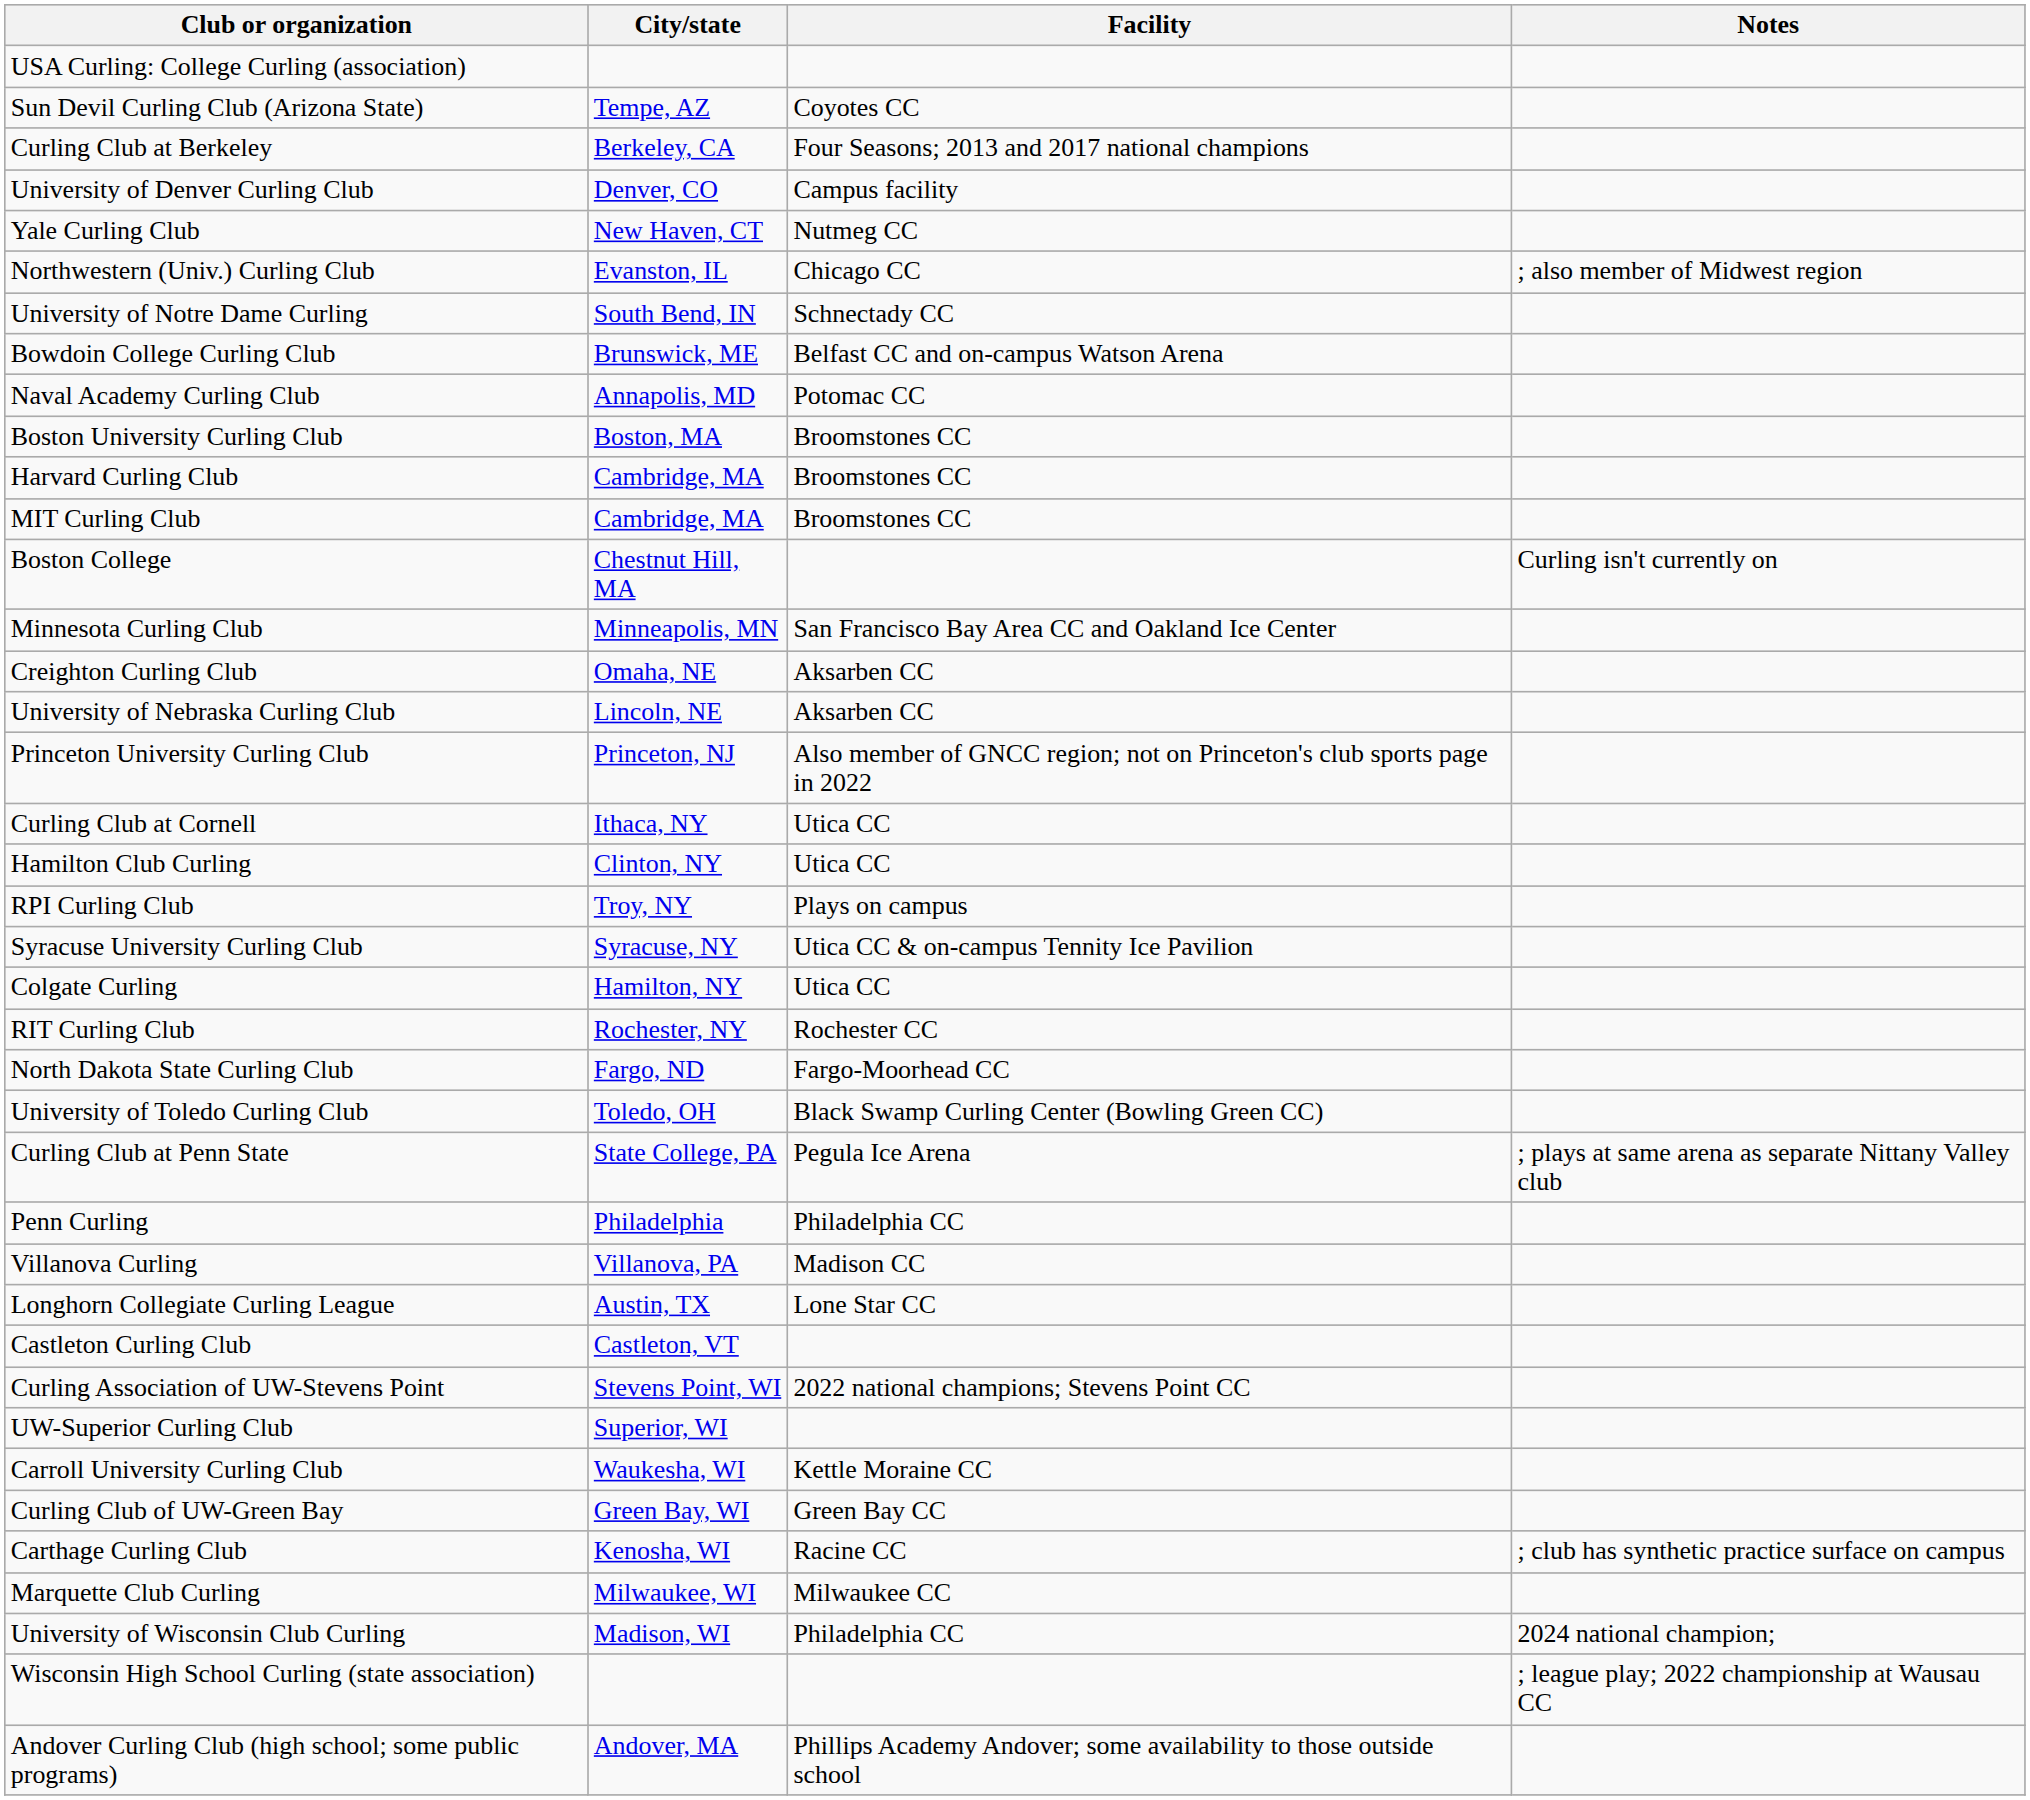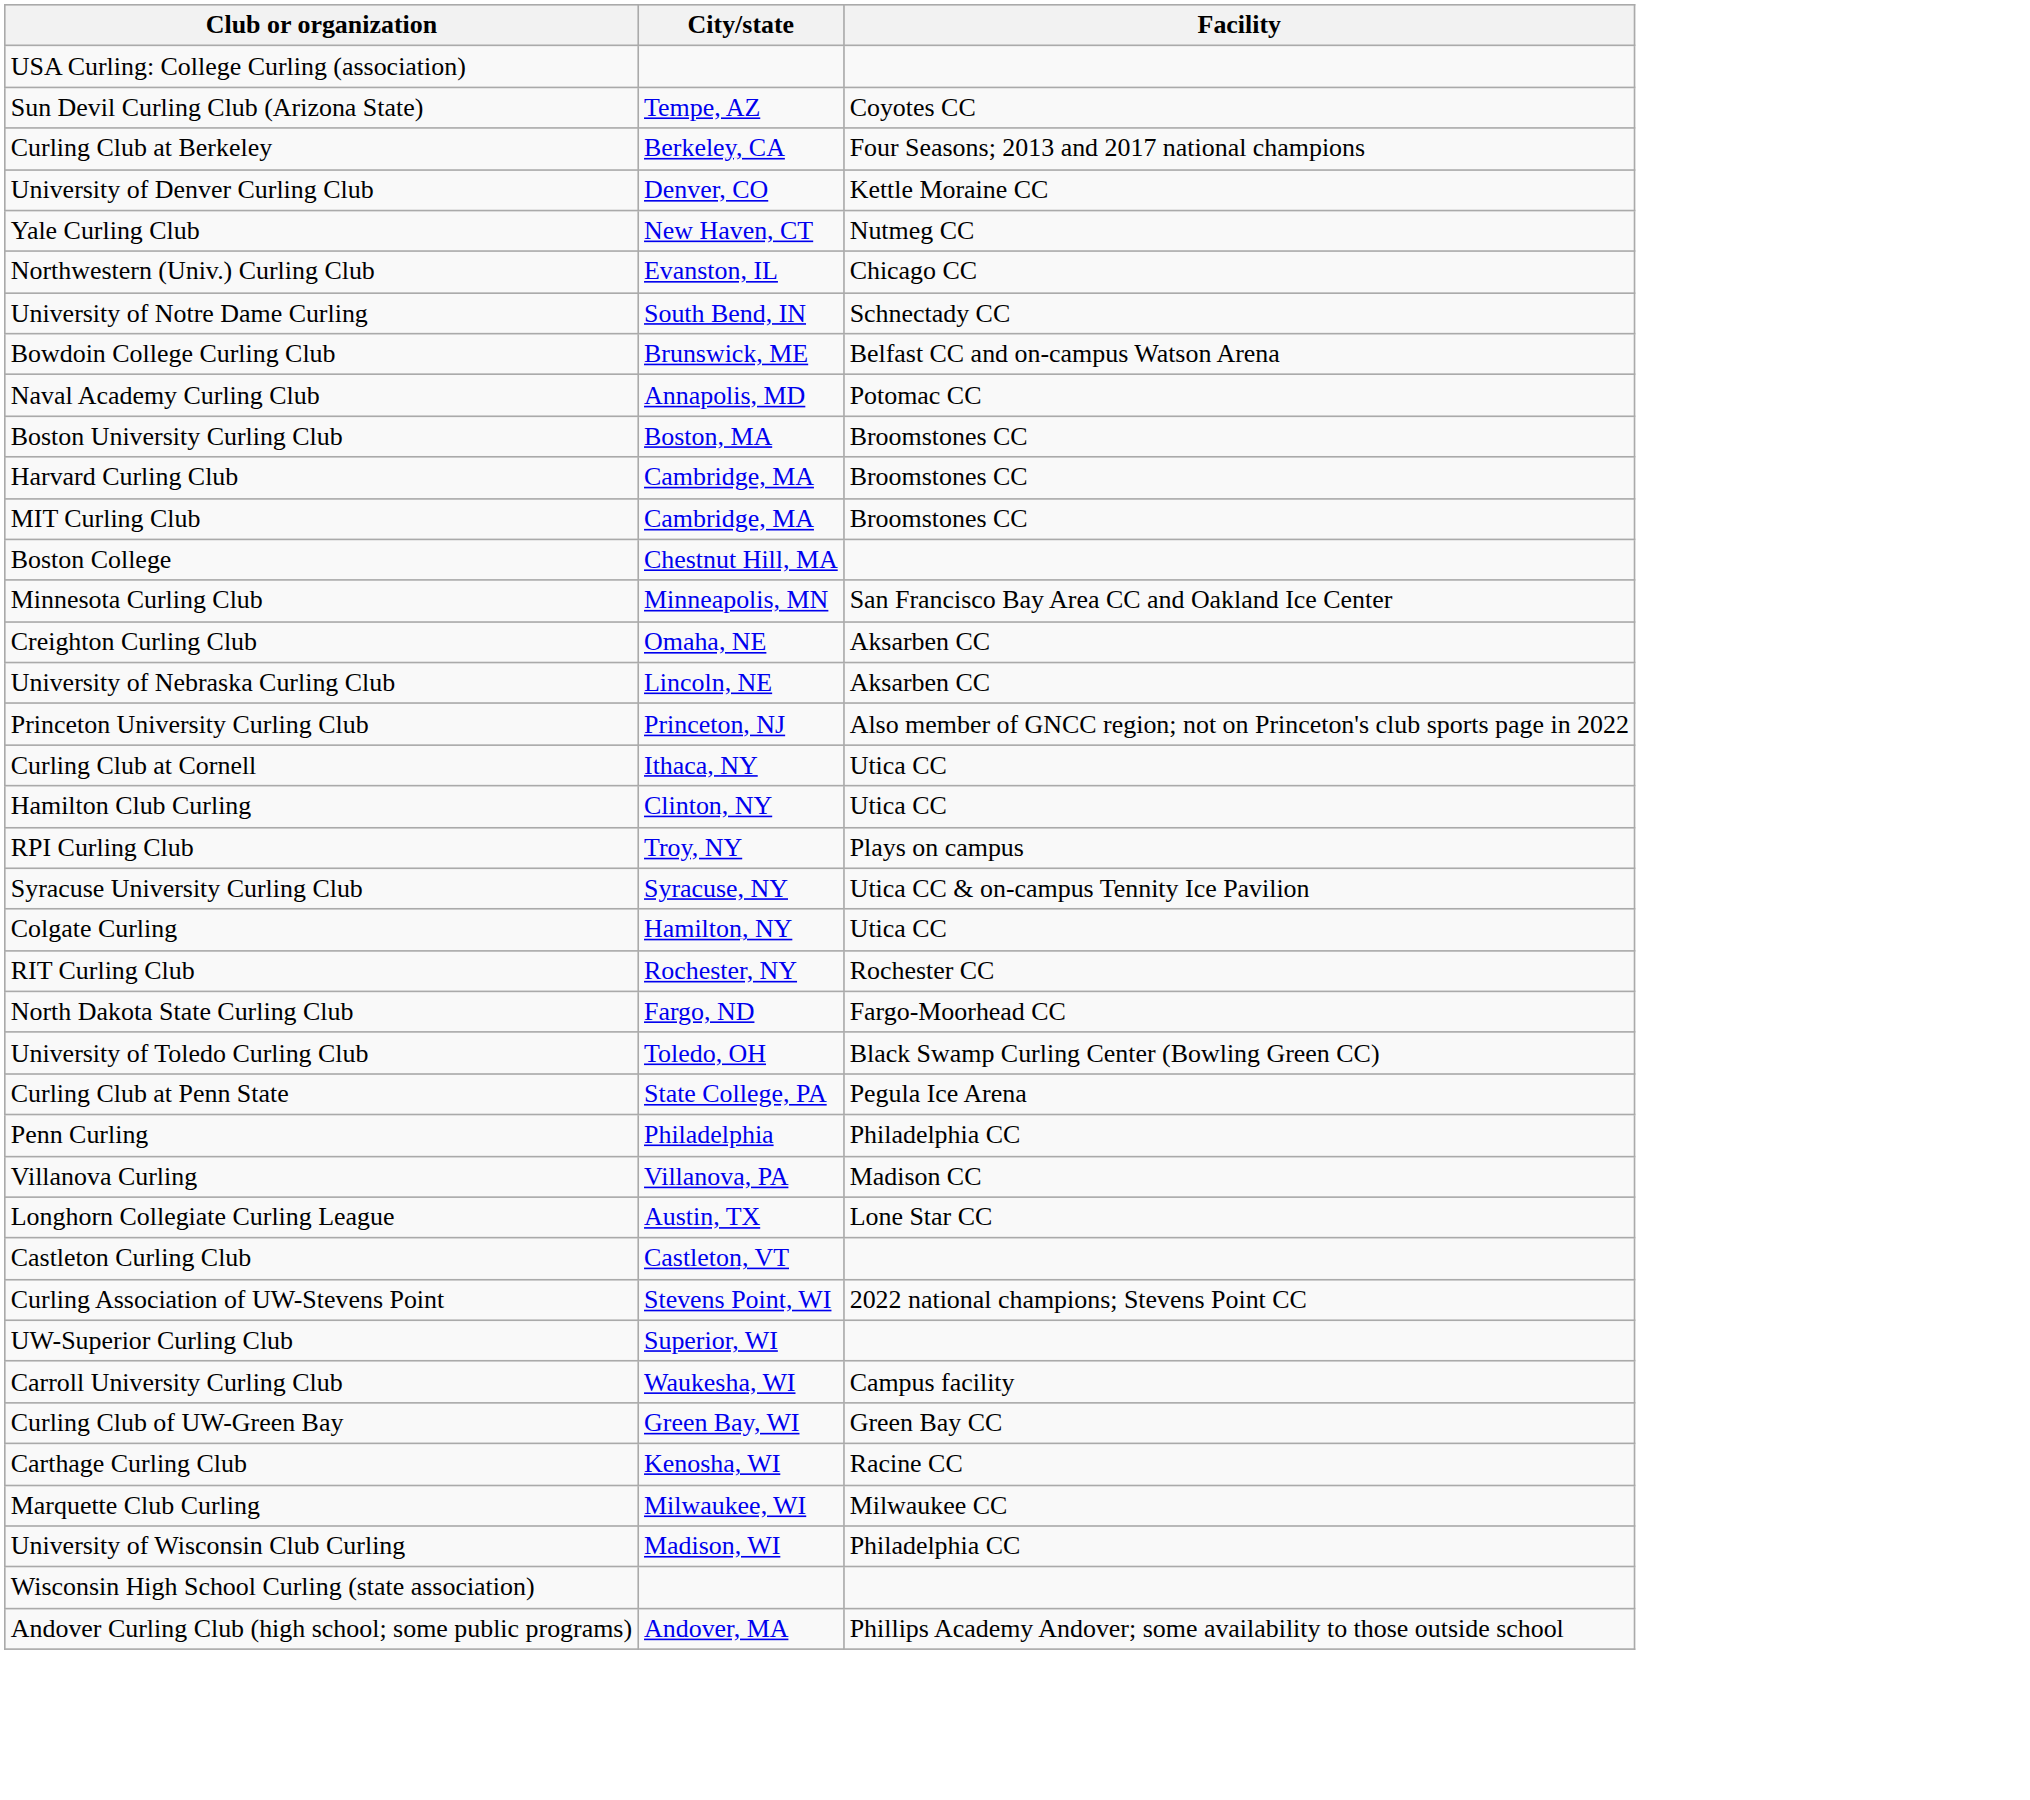- column: (1768, 25)
(876, 189) Campus facility -> (949, 189) Kettle Moraine CC
(893, 1469) Kettle Moraine CC -> (932, 1381) Campus facility
